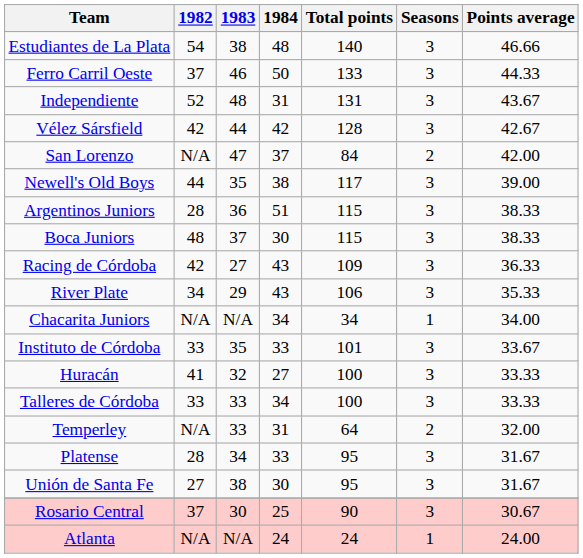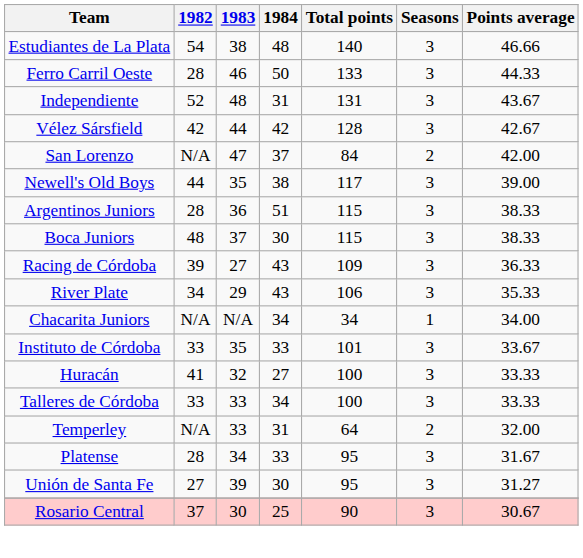(195, 73) 37 -> (195, 73) 28
(195, 264) 42 -> (195, 264) 39
(238, 484) 38 -> (238, 484) 39
(521, 484) 31.67 -> (521, 484) 31.27
- row: (89, 538)
